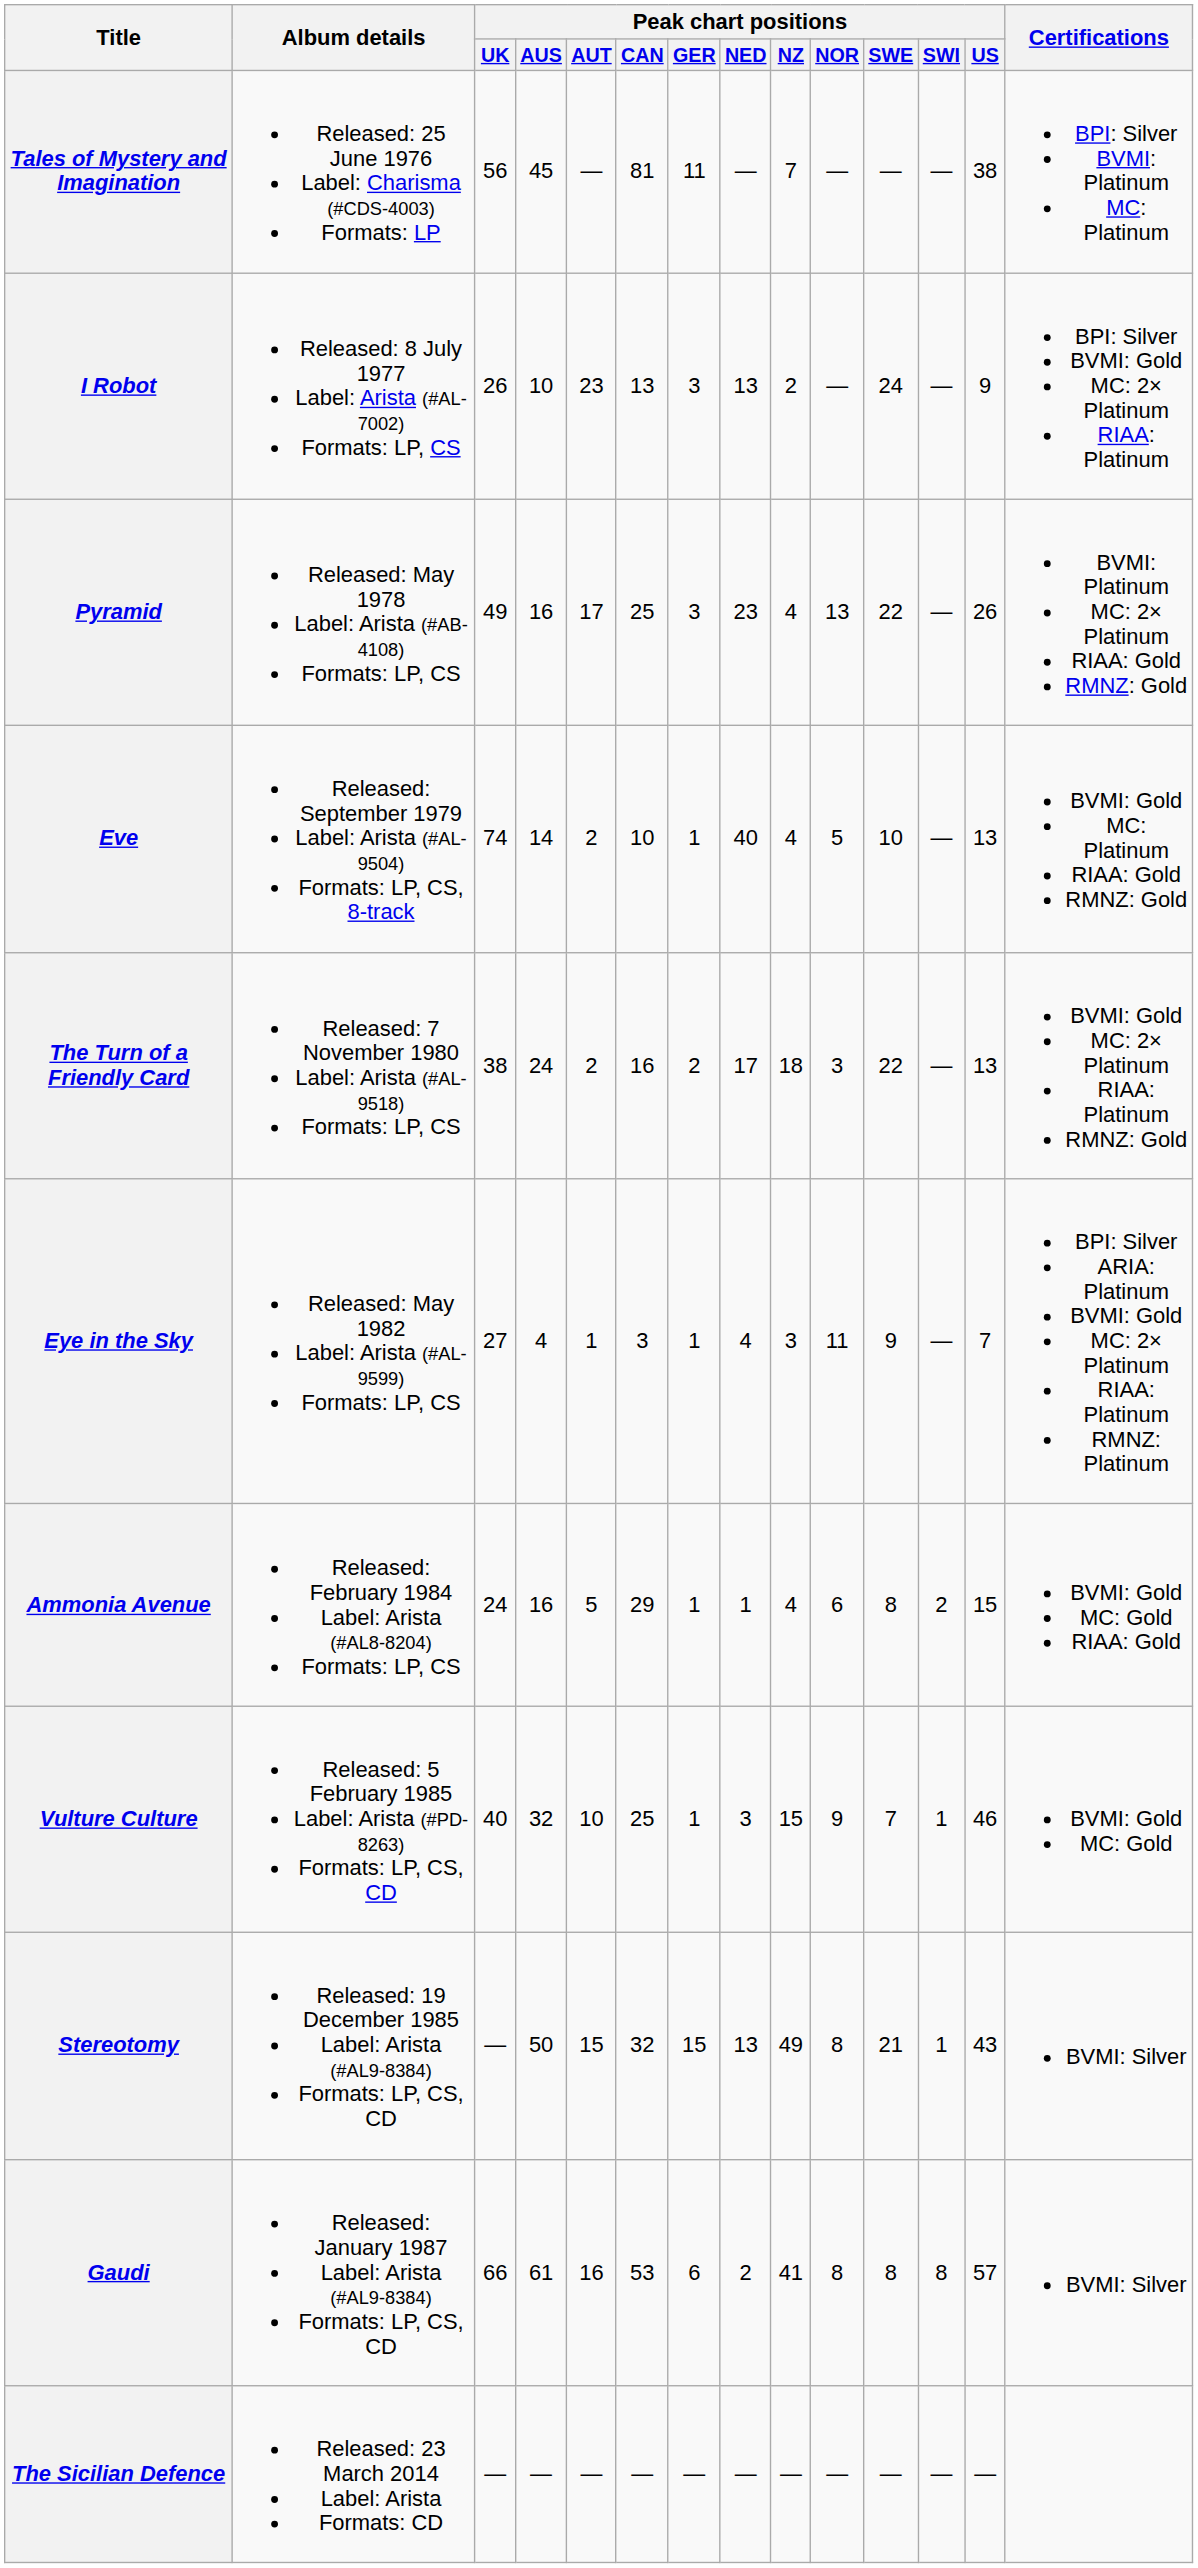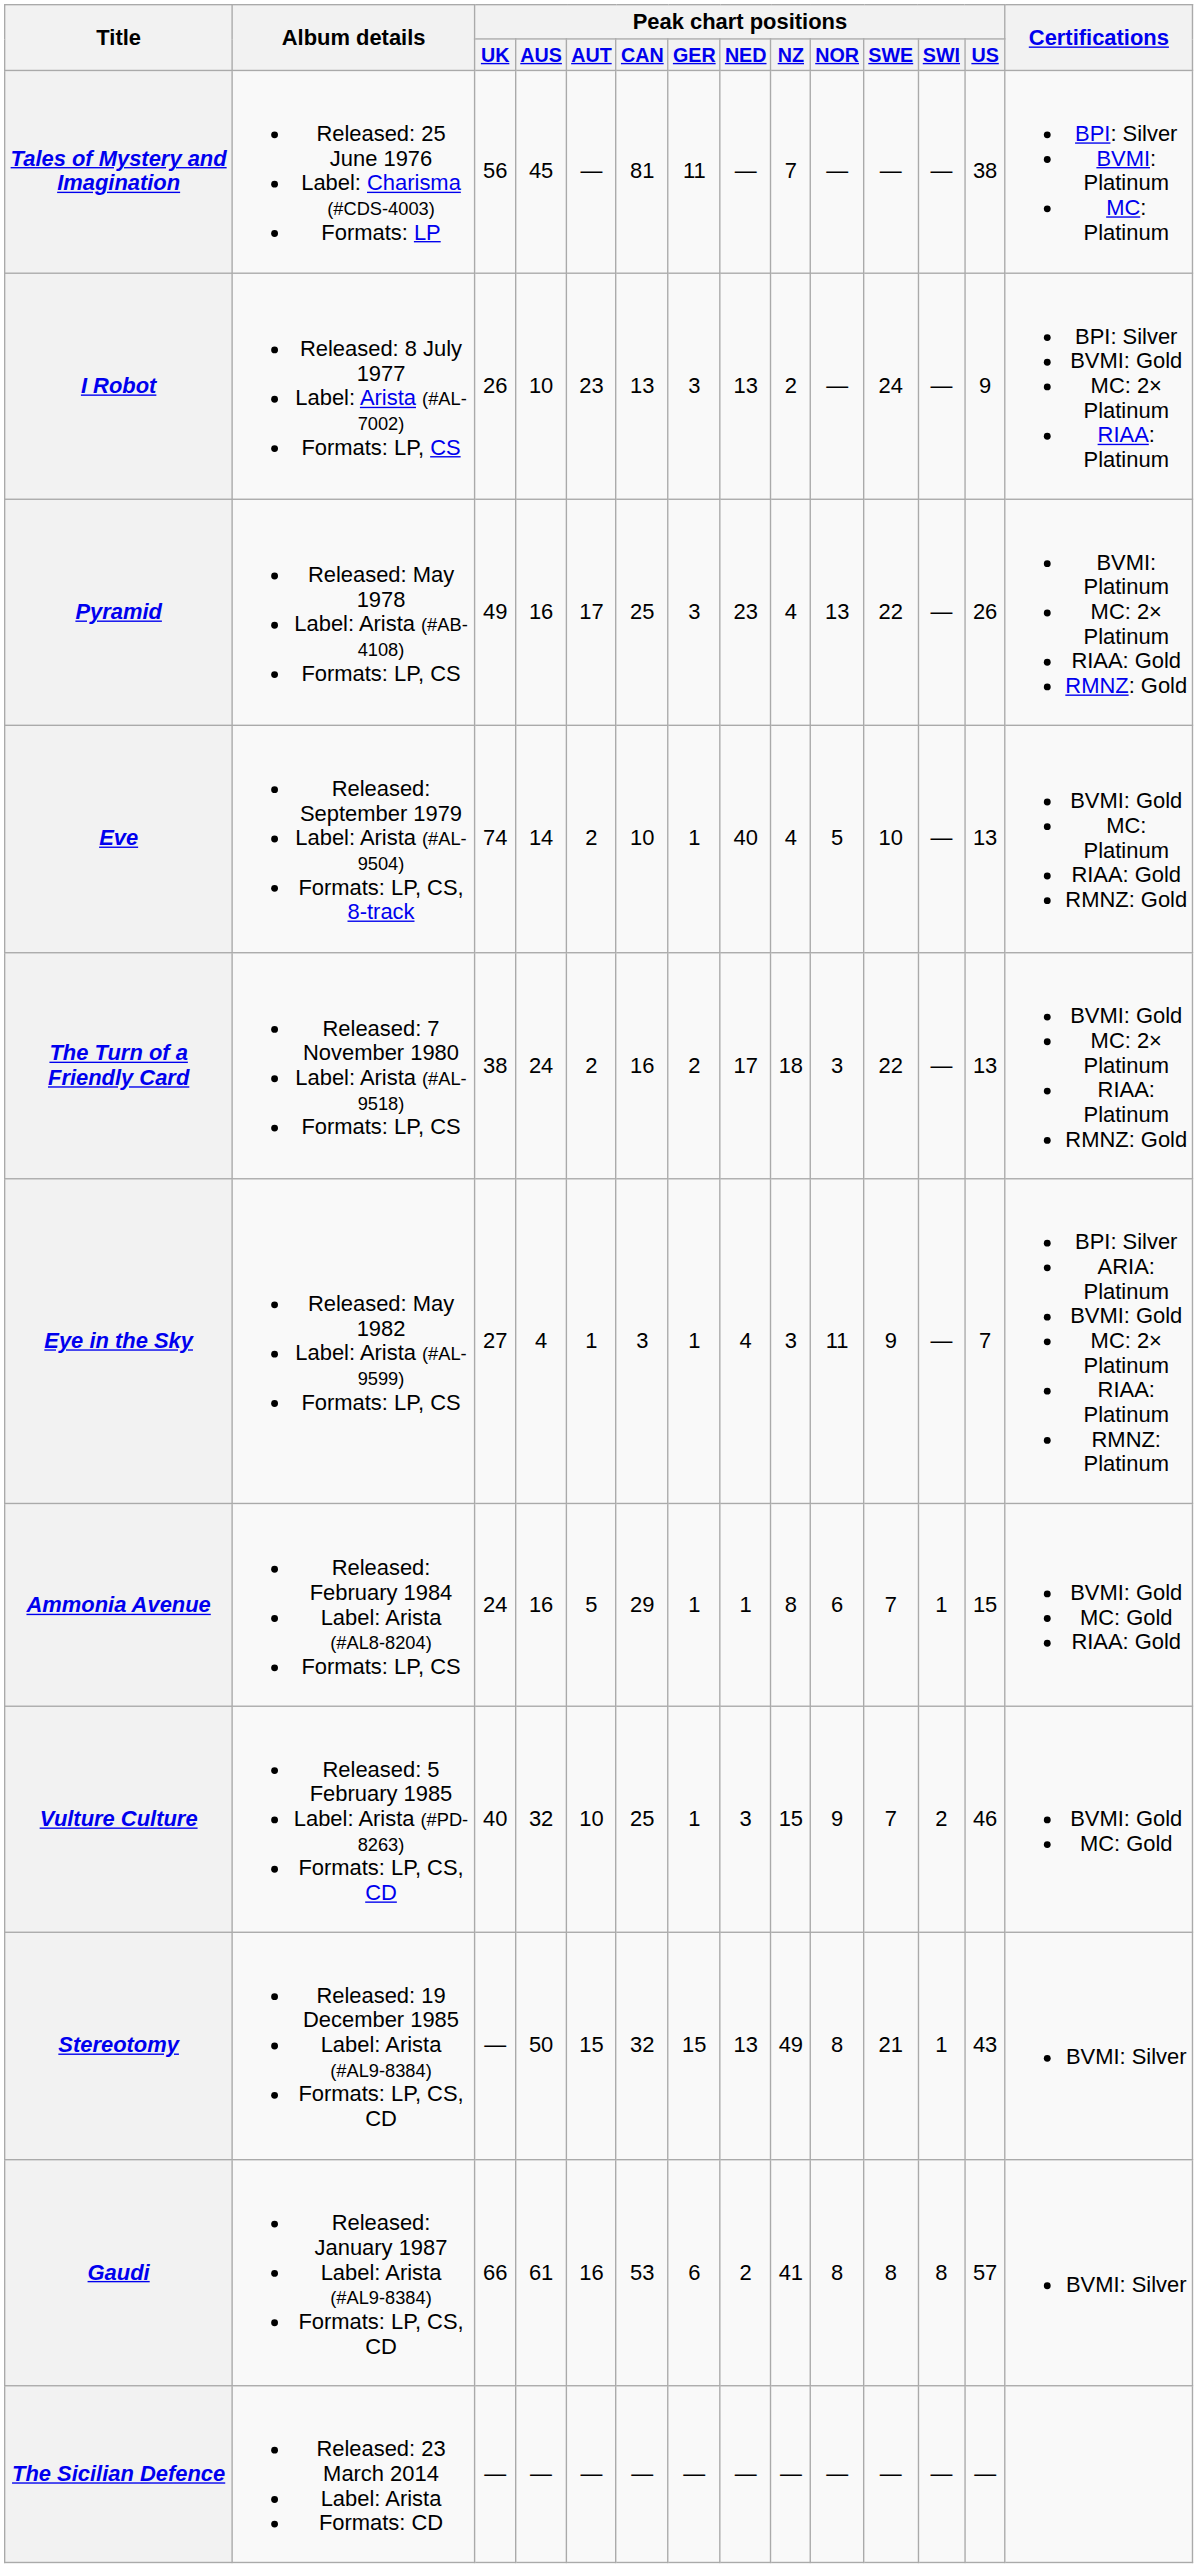(791, 1604) 4 -> (791, 1604) 8
(891, 1604) 8 -> (891, 1604) 7
(941, 1604) 2 -> (941, 1604) 1
(941, 1818) 1 -> (941, 1818) 2
